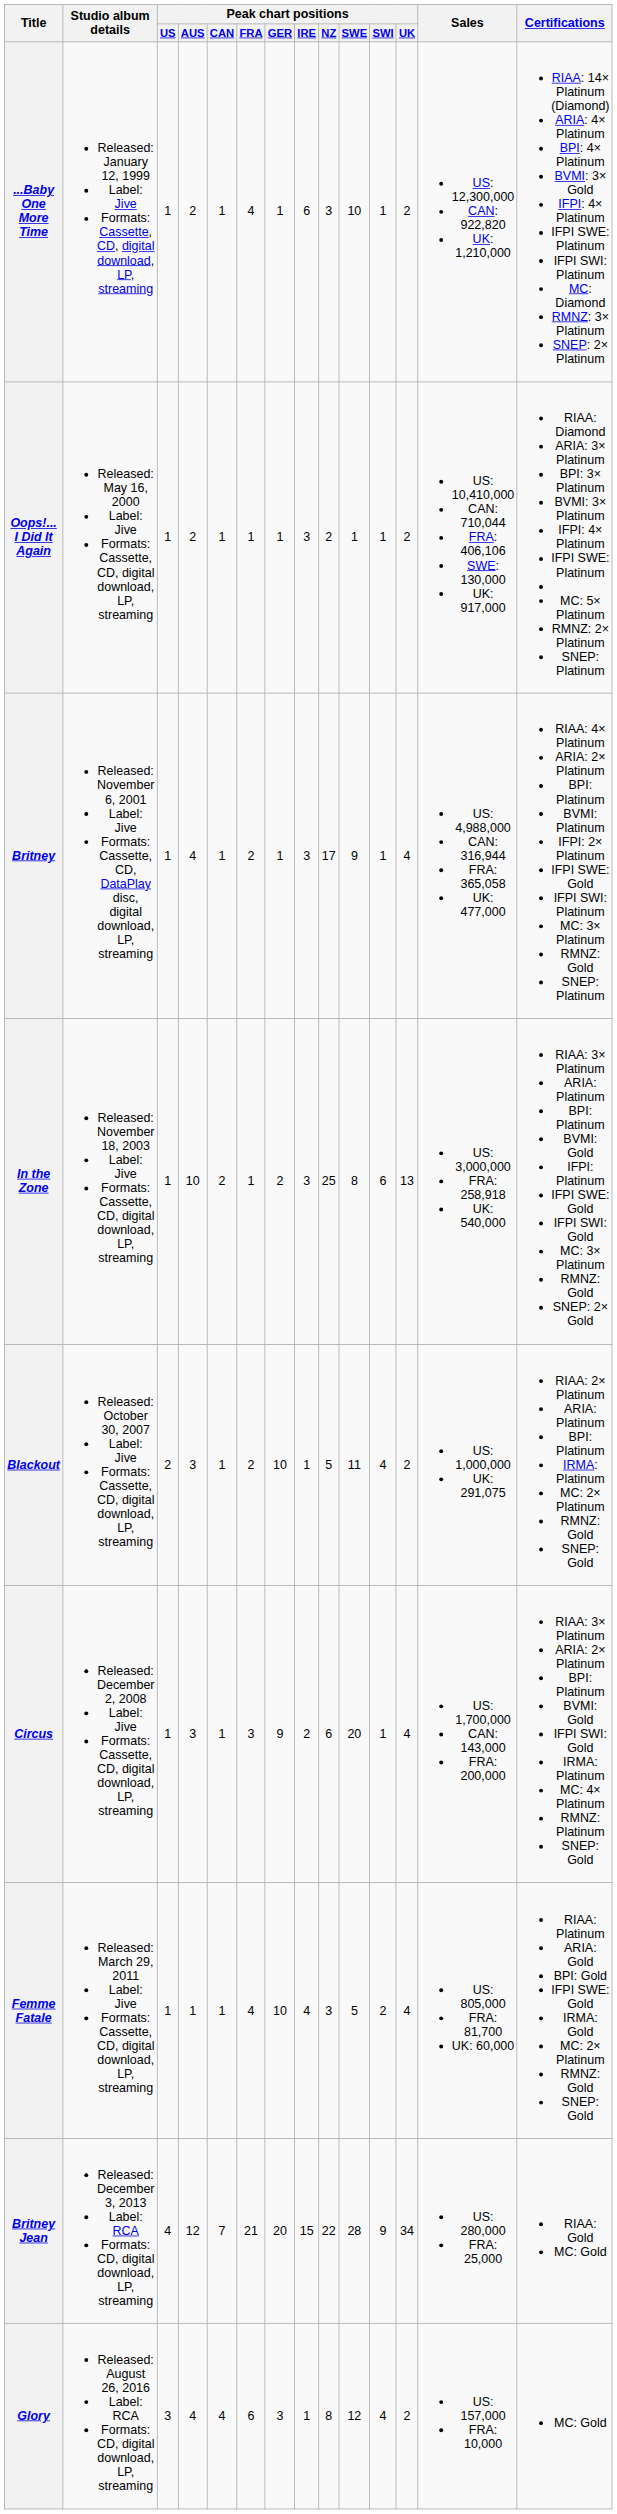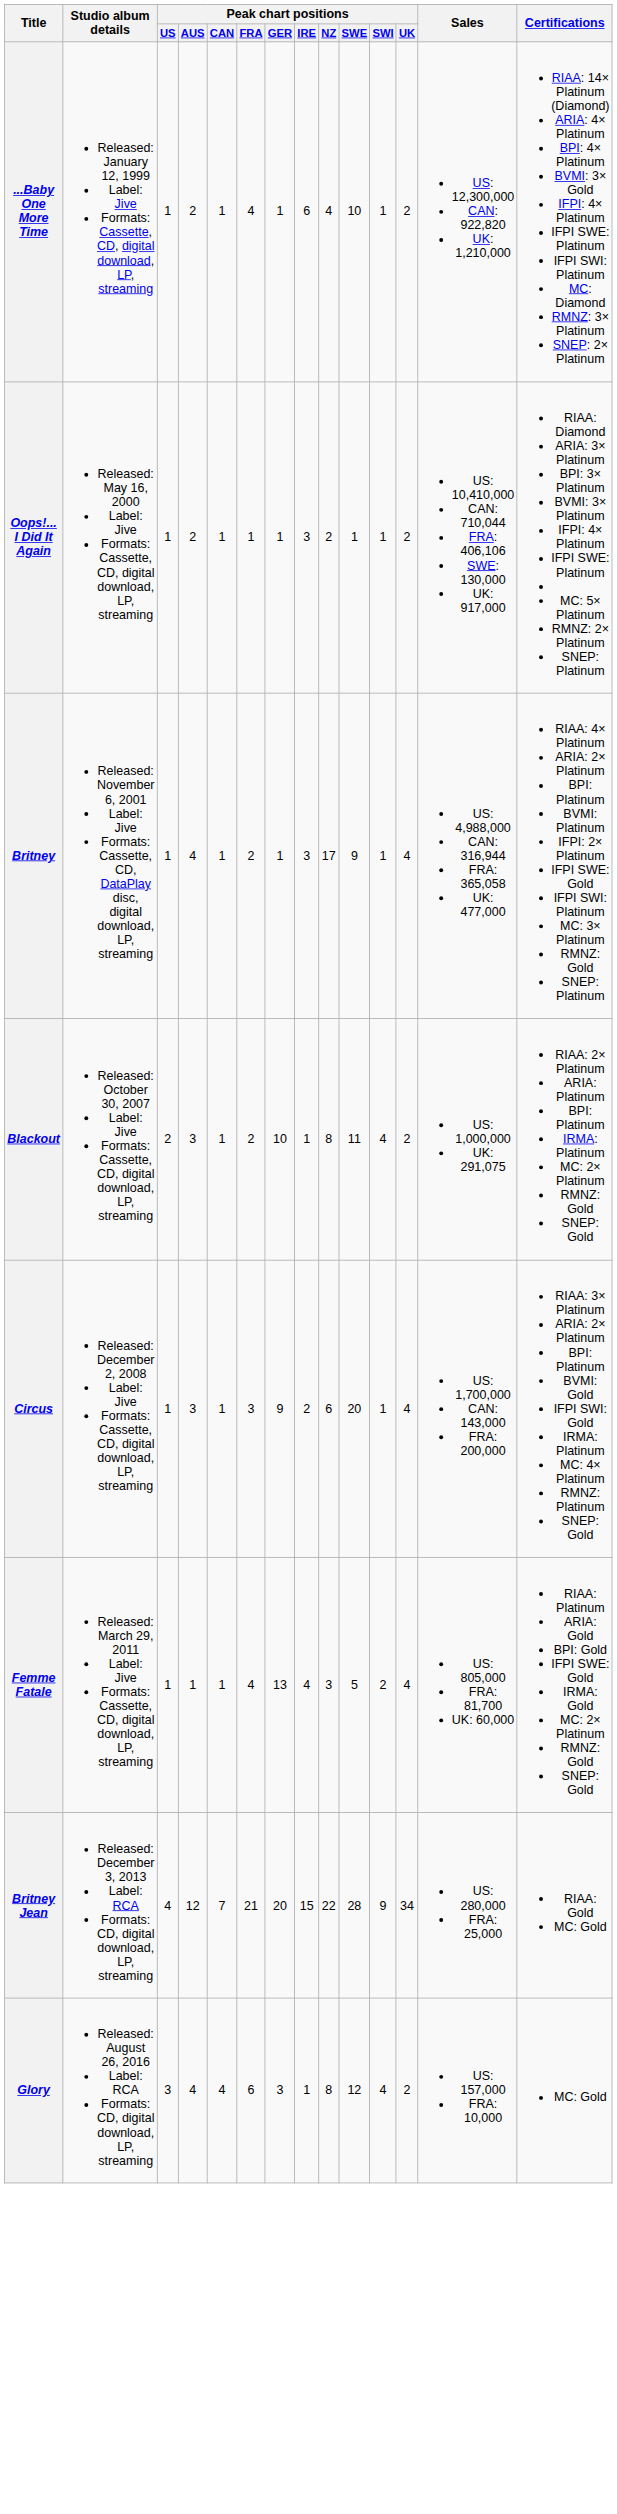(329, 211) 3 -> (329, 211) 4
- row: (34, 1181)
(329, 1464) 5 -> (329, 1139) 8
(280, 2010) 10 -> (280, 1685) 13
